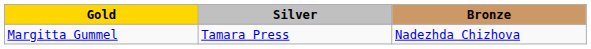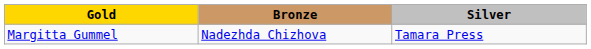columns swapped: (295, 14) <-> (489, 14)
